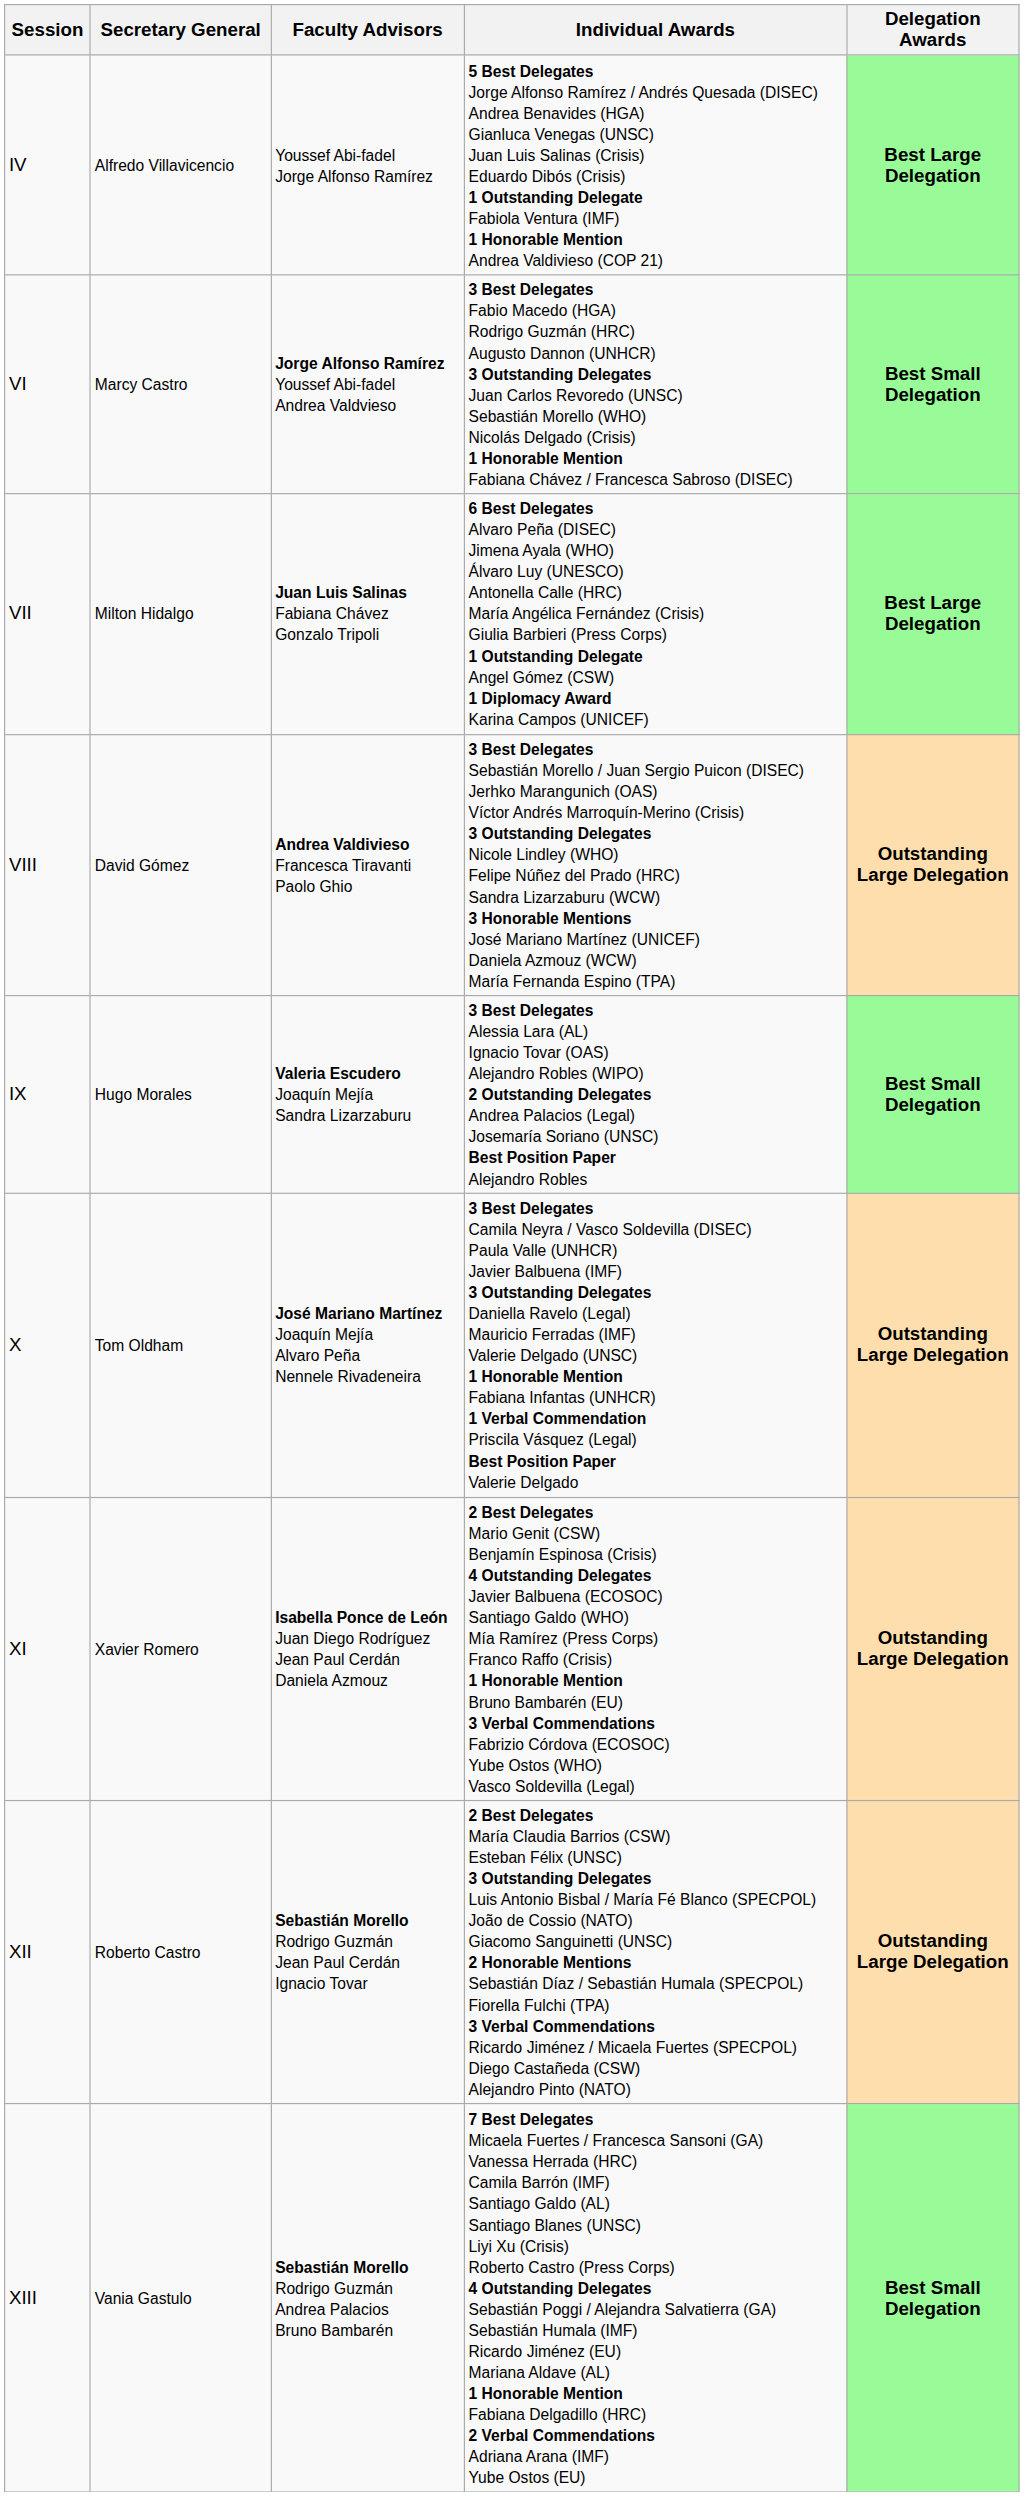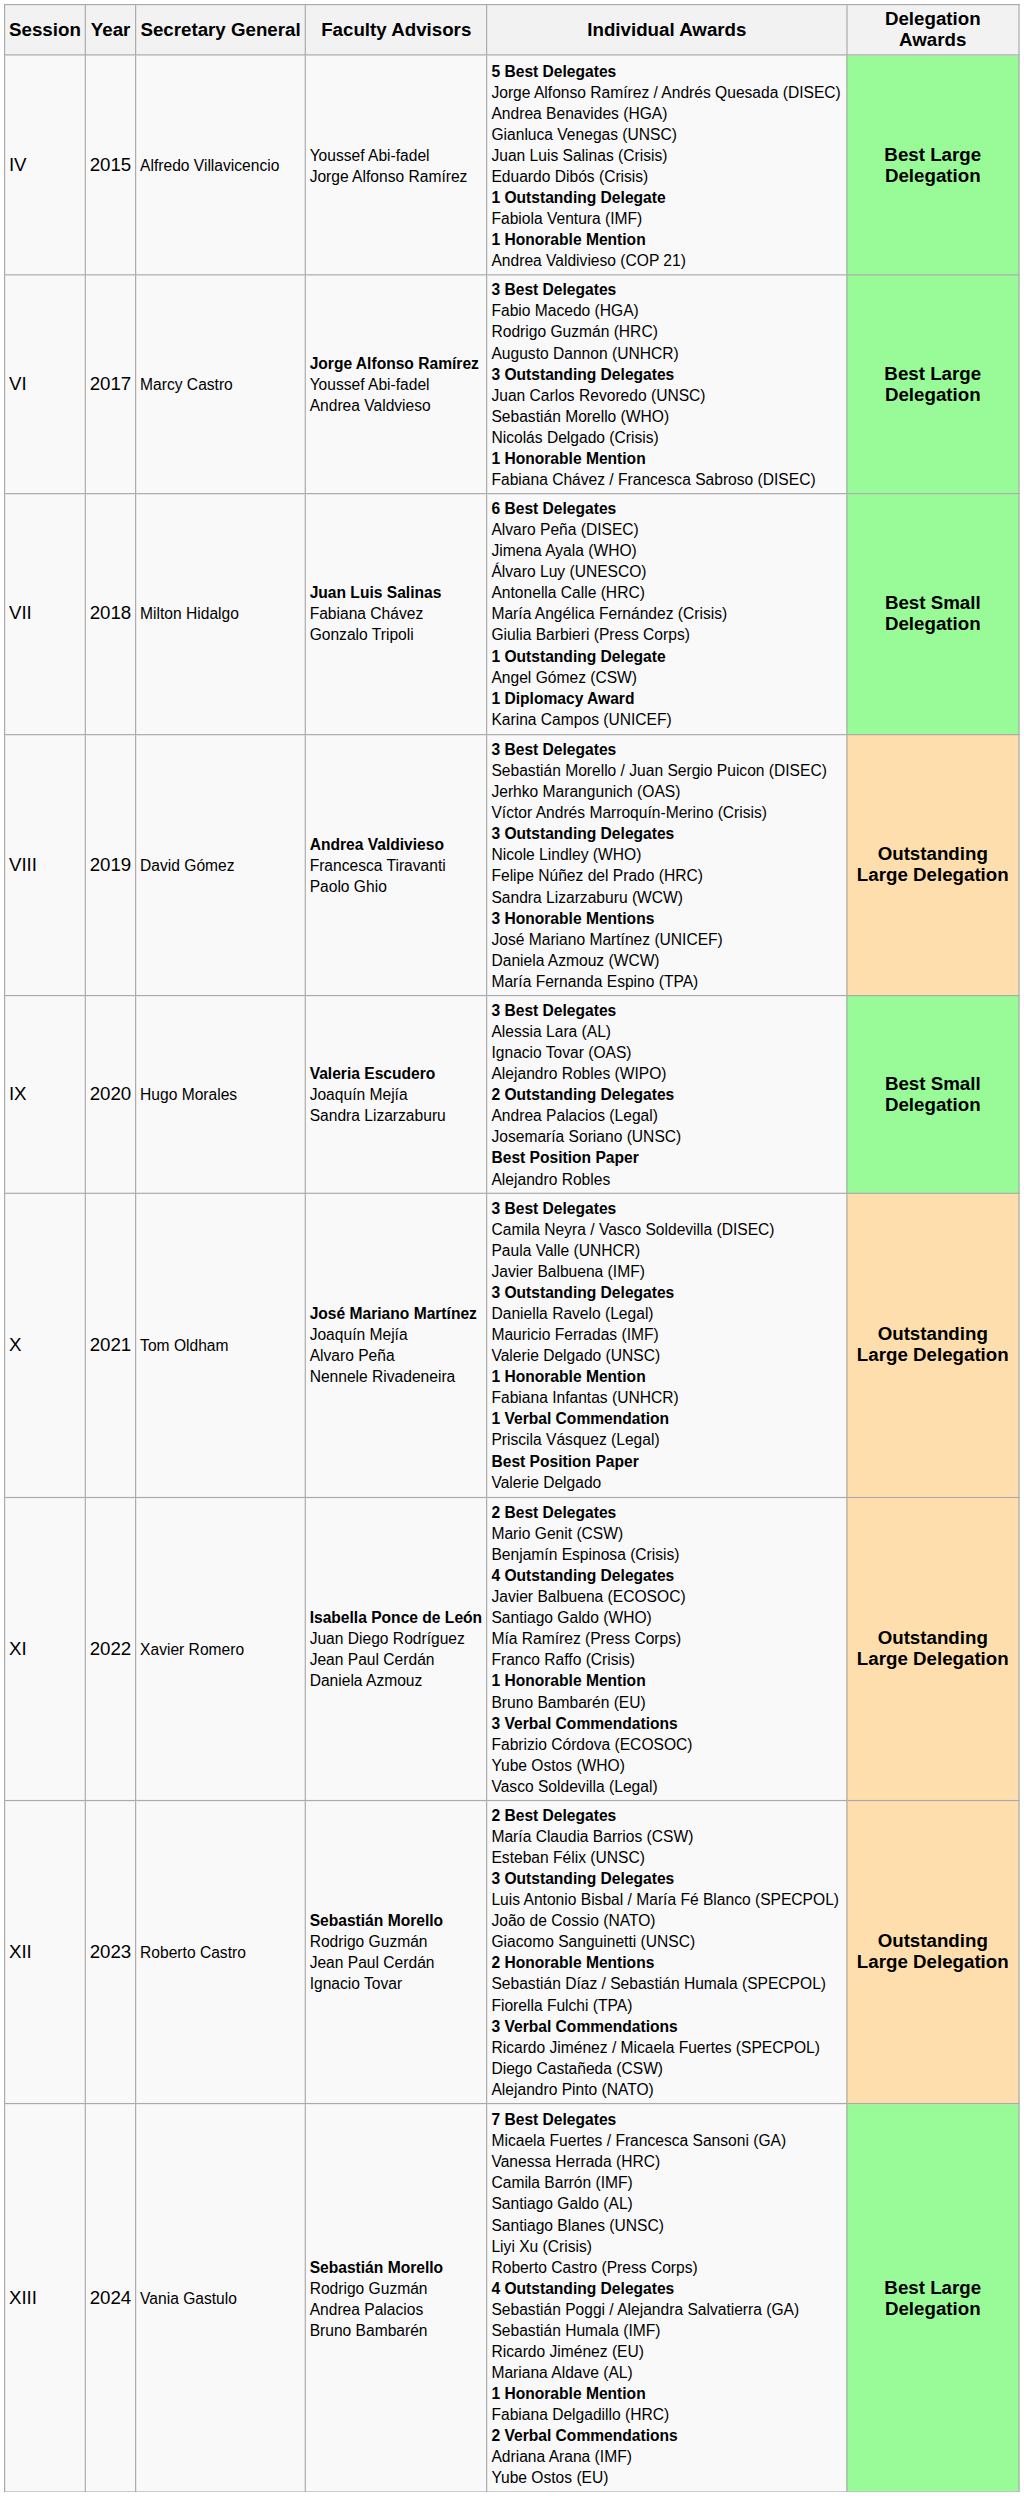+ column: (111, 29)
(933, 384) Best Small Delegation -> (933, 384) Best Large Delegation
(933, 613) Best Large Delegation -> (933, 613) Best Small Delegation
(933, 2297) Best Small Delegation -> (933, 2297) Best Large Delegation
